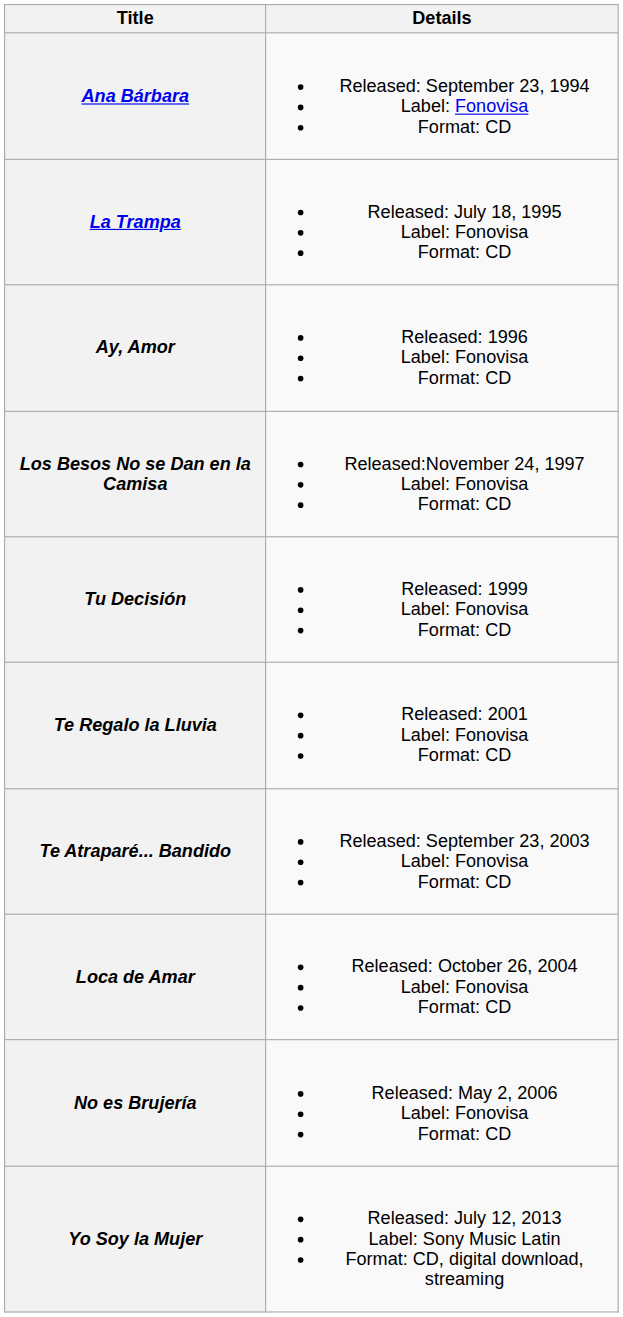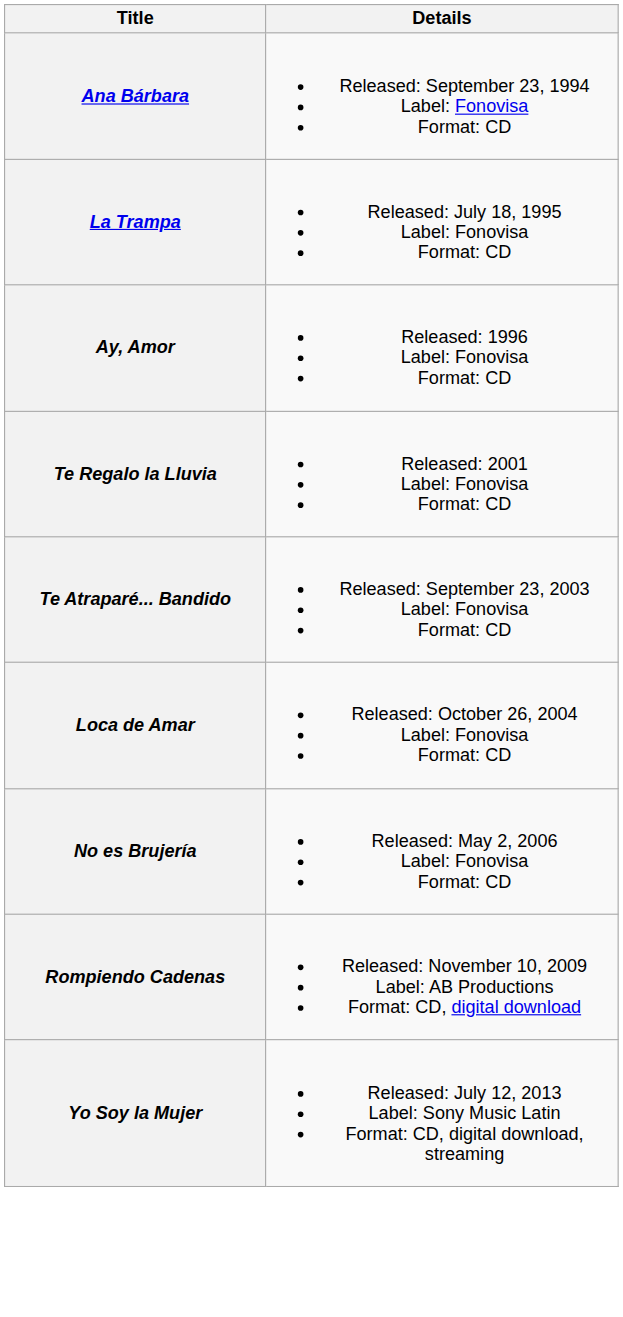- row: (135, 473)
- row: (135, 599)
+ row: (135, 977)
